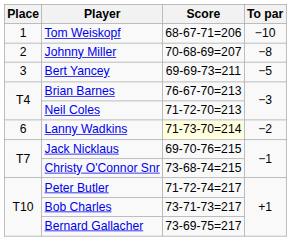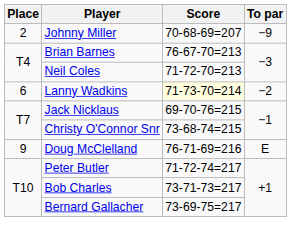- row: (83, 33)
(265, 52) −8 -> (265, 33) −9
- row: (77, 71)
+ row: (91, 149)
